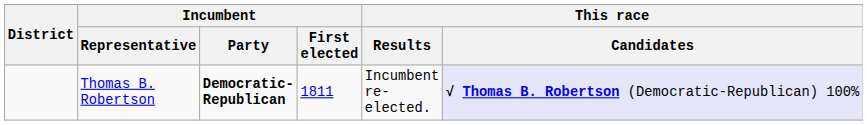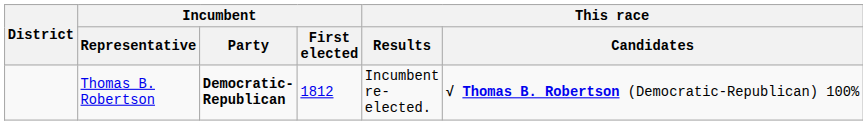(317, 92) 1811 -> (317, 92) 1812
(653, 92) lavender background -> (653, 92) no background
